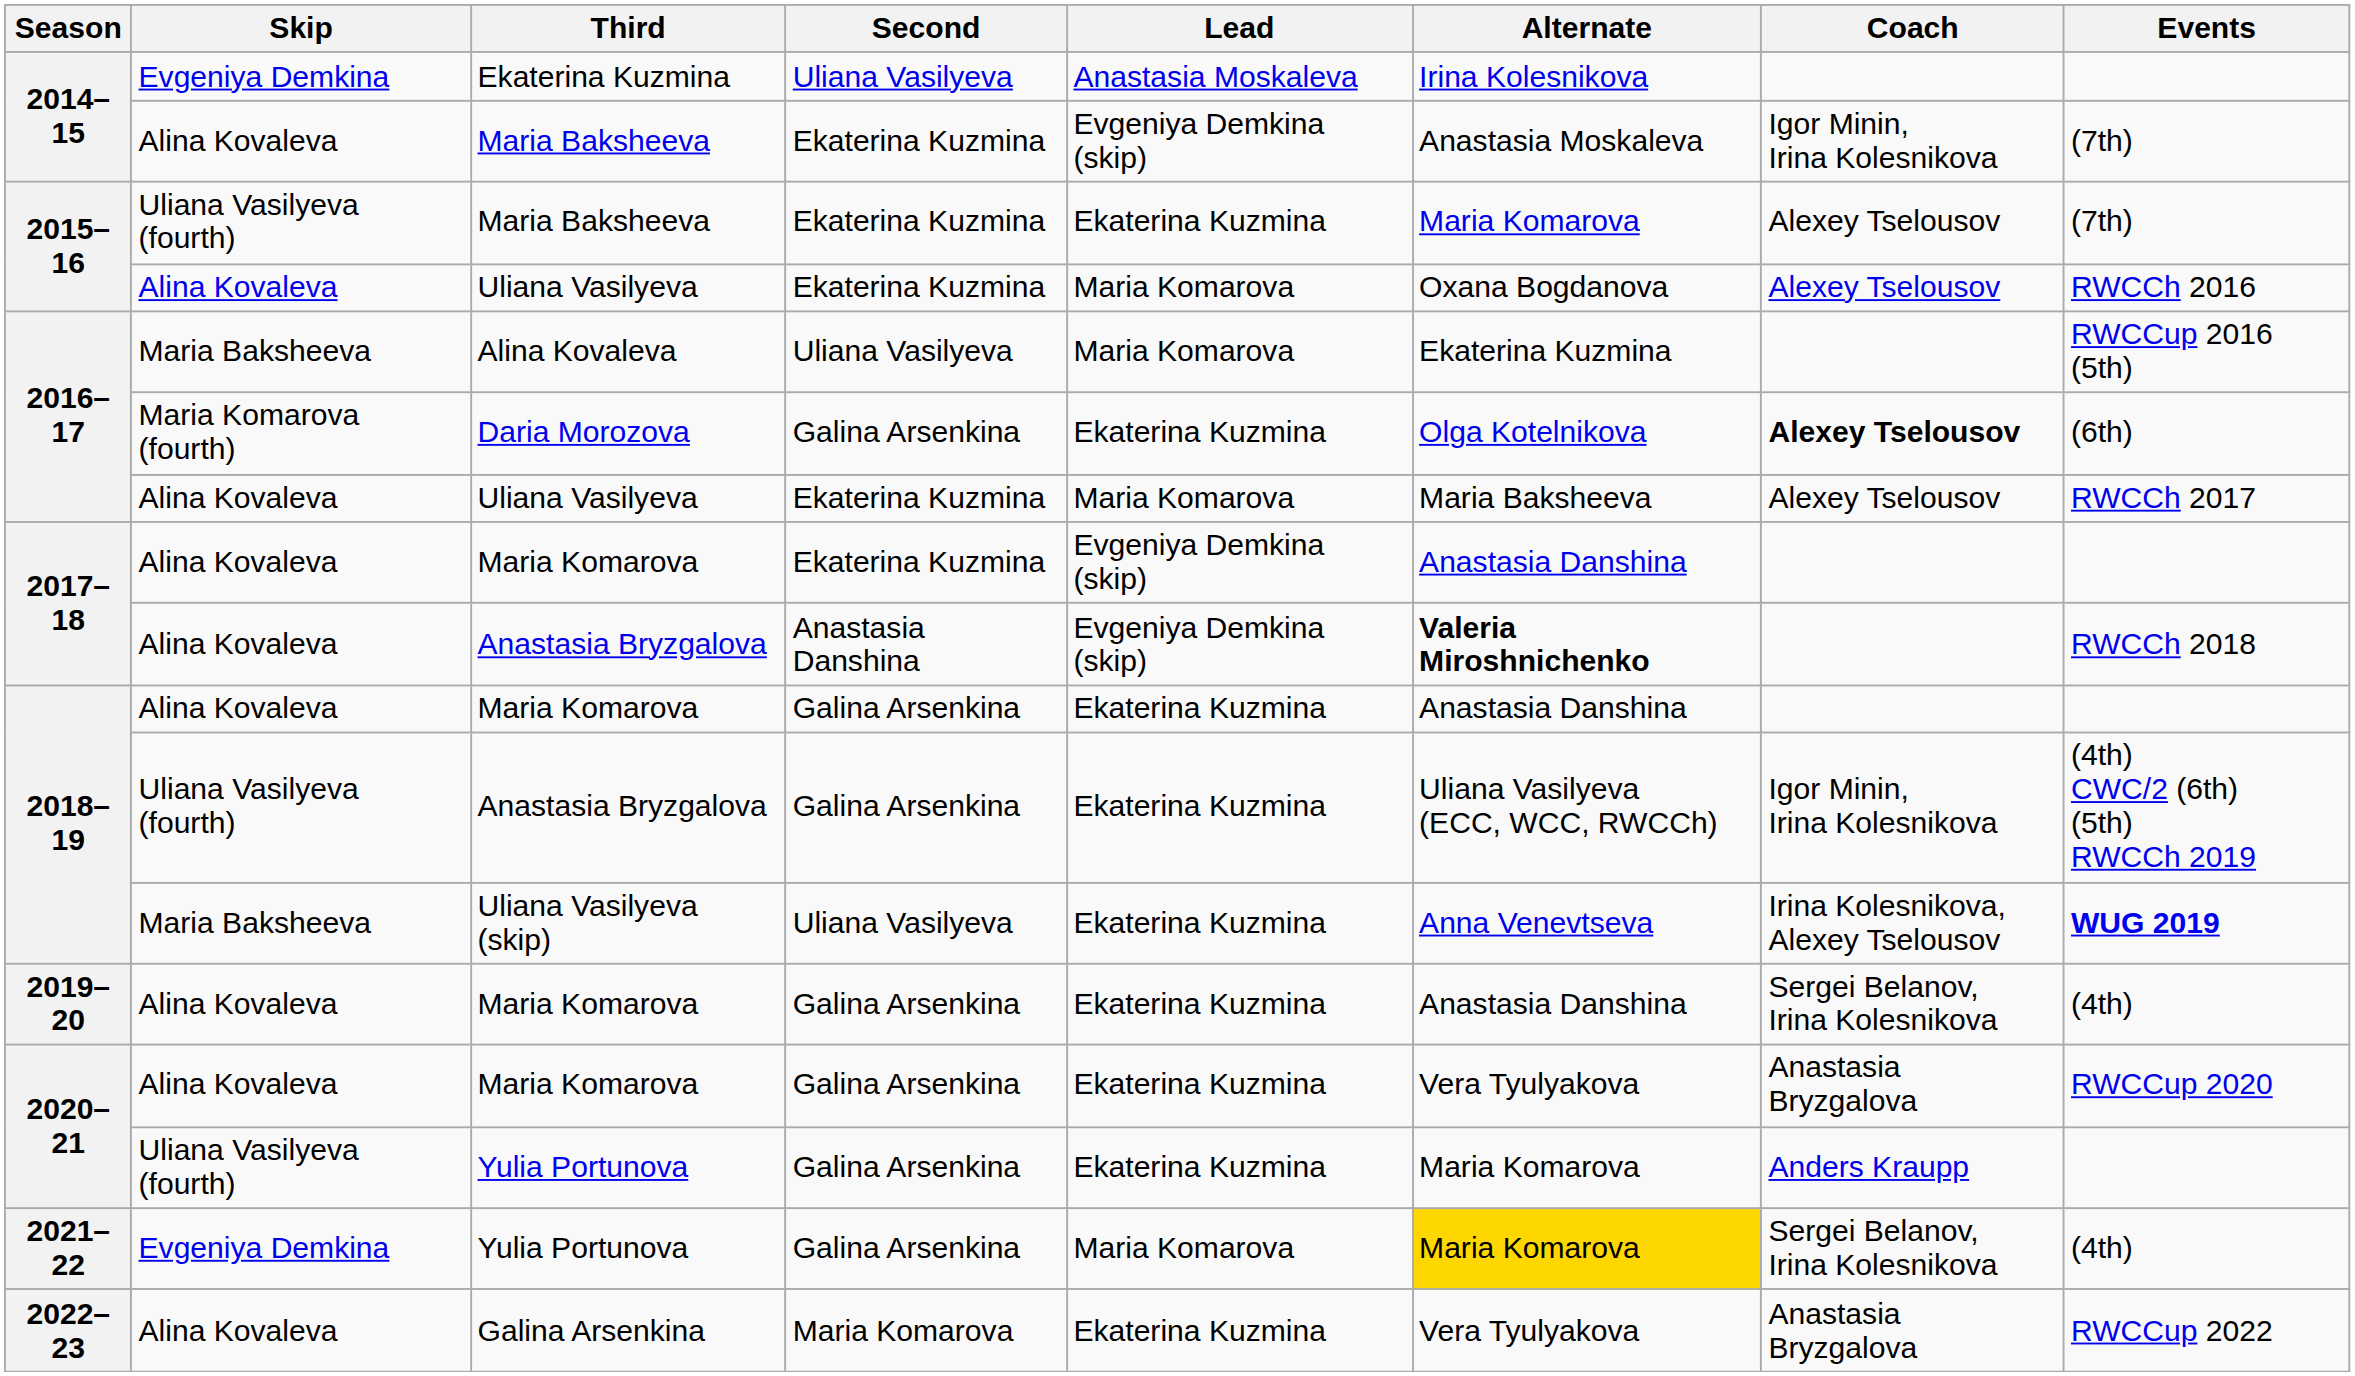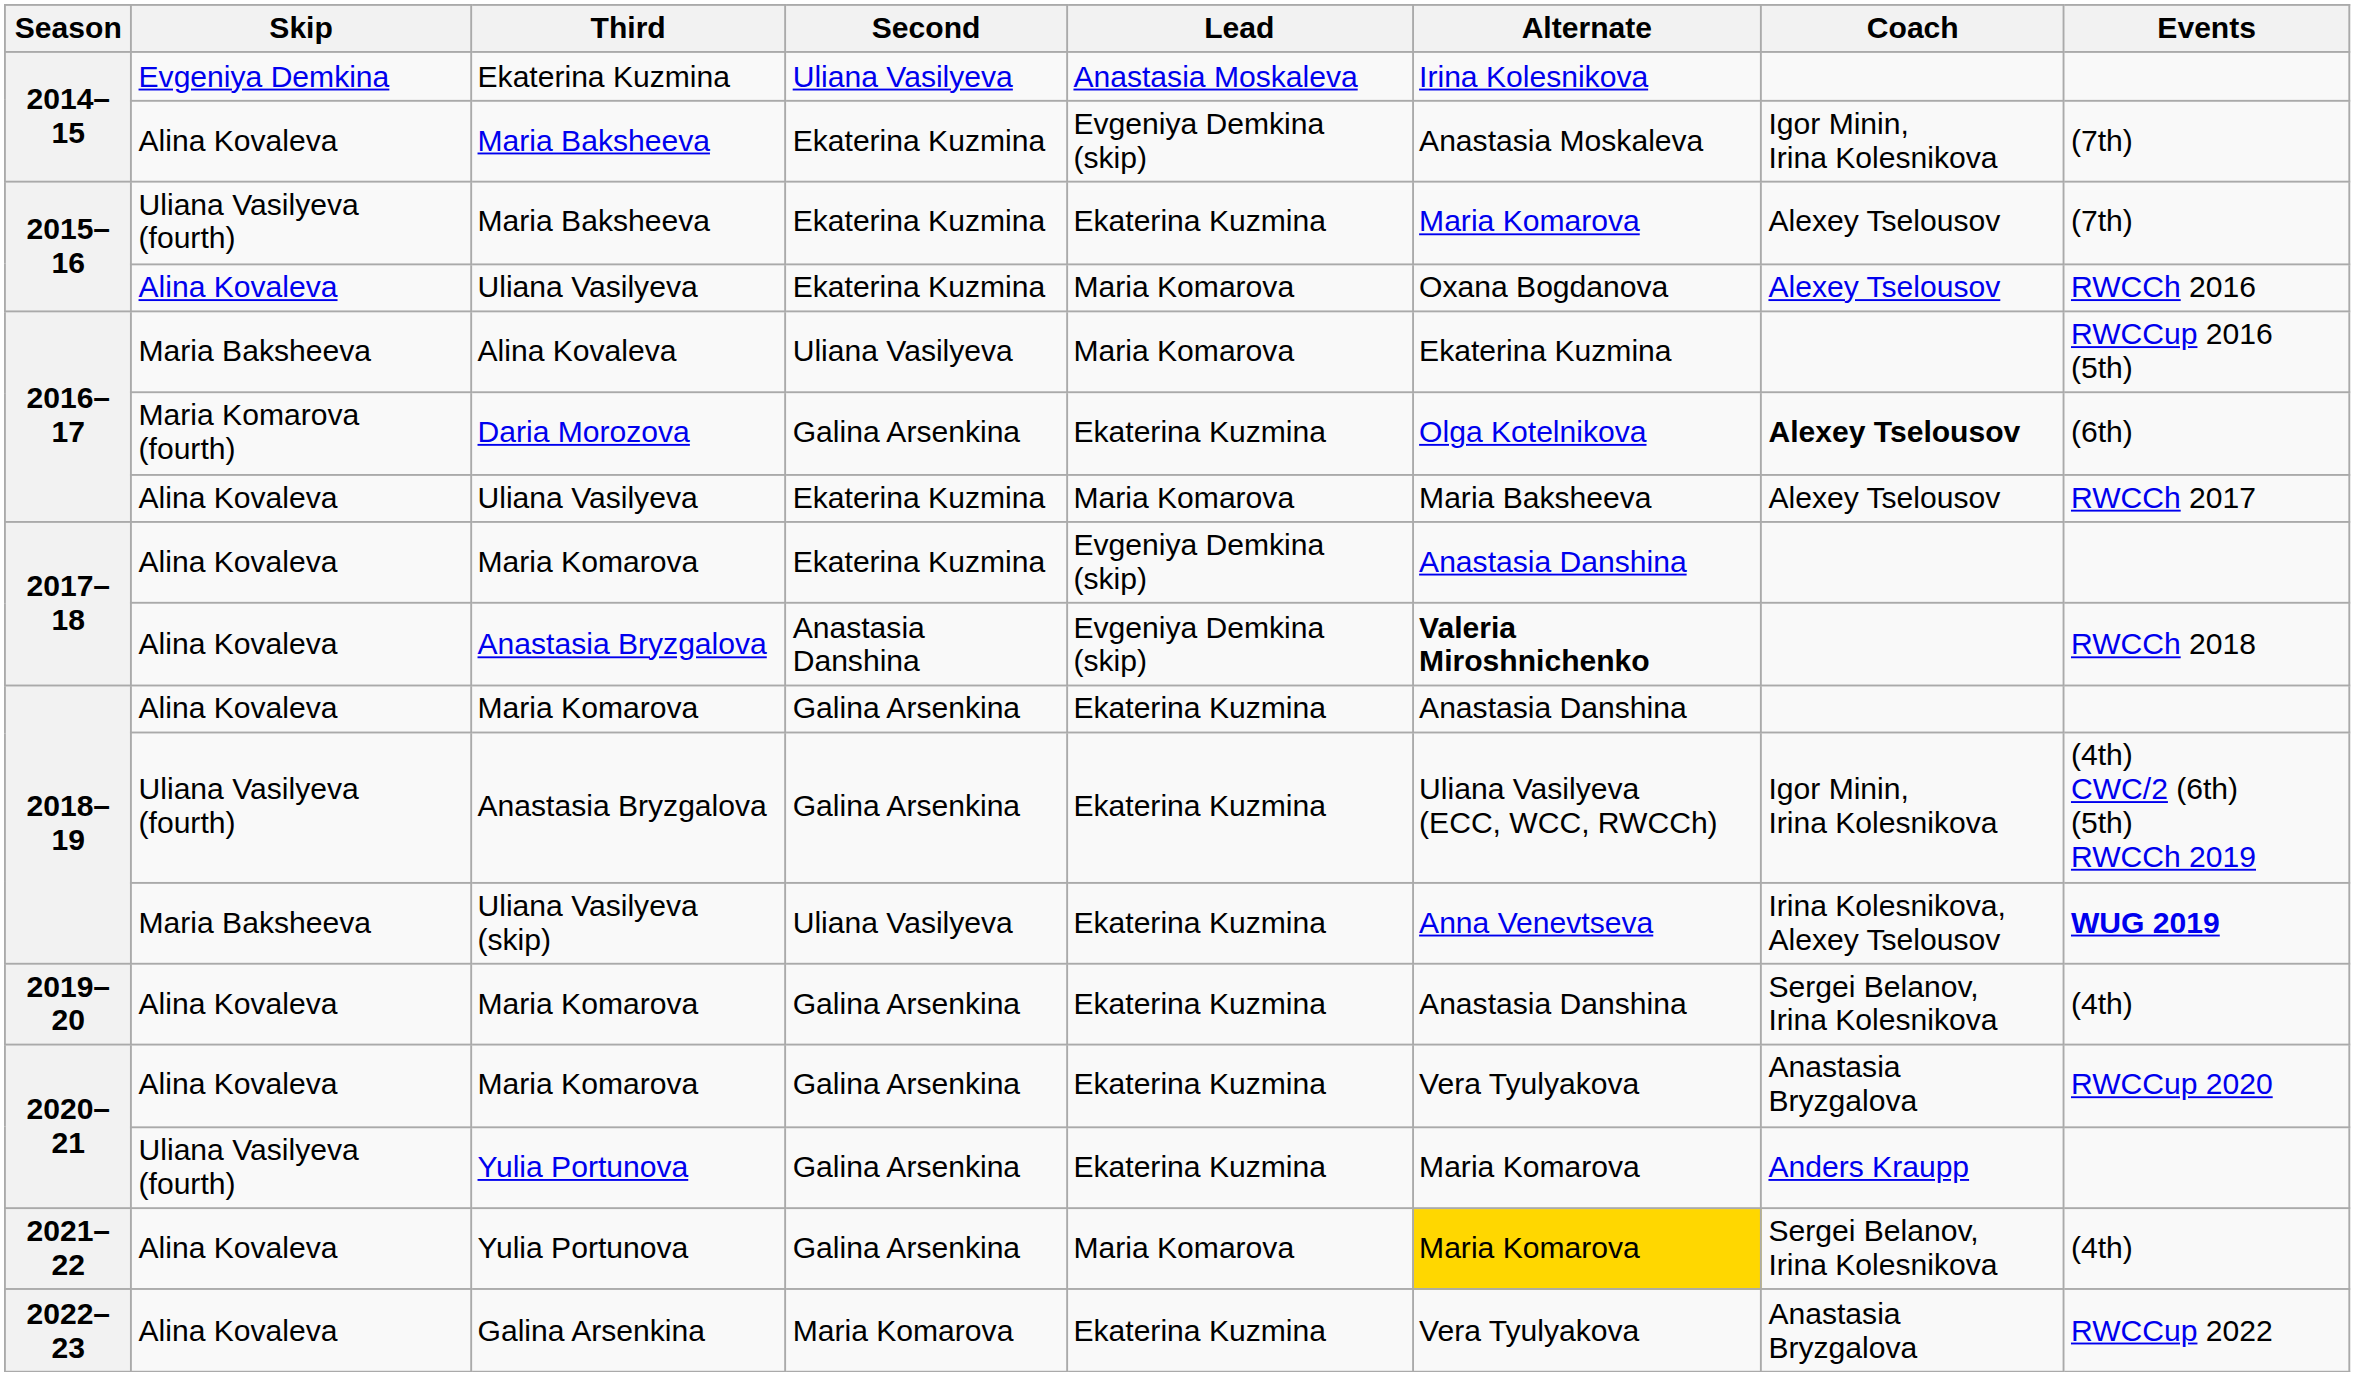(264, 1248) Evgeniya Demkina -> (238, 1248) Alina Kovaleva
